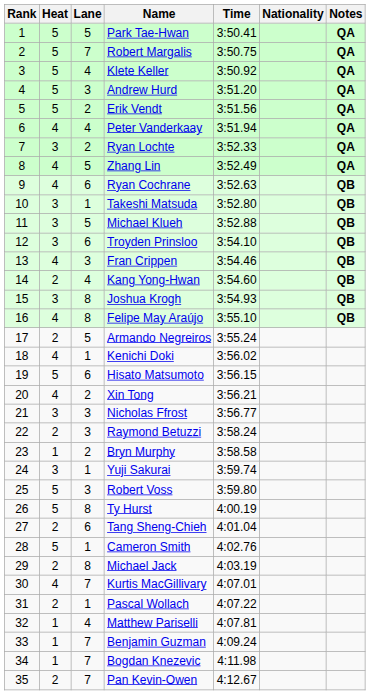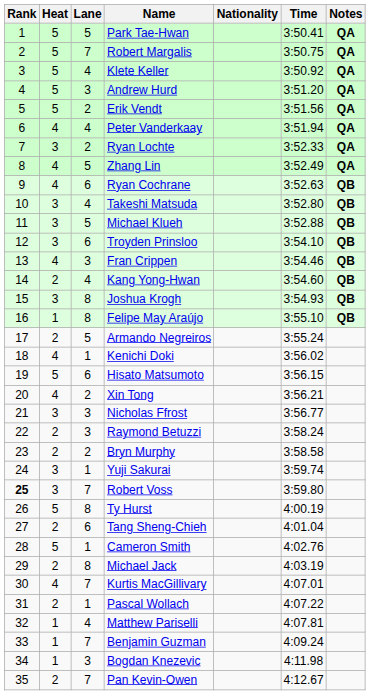columns swapped: (293, 14) <-> (237, 14)
(88, 204) 1 -> (88, 204) 4
(55, 318) 4 -> (55, 318) 1
(55, 451) 1 -> (55, 451) 2
(22, 489) normal -> (22, 489) bold
(55, 489) 5 -> (55, 489) 3
(88, 489) 3 -> (88, 489) 7
(88, 661) 7 -> (88, 661) 3
